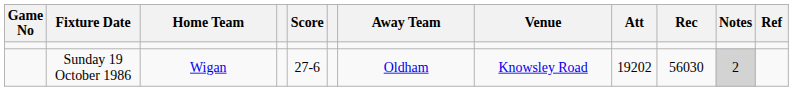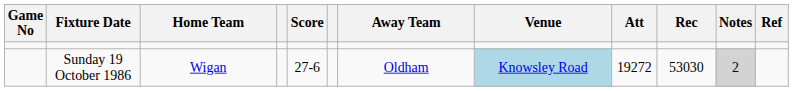(543, 67) no background -> (543, 67) lightblue background
(634, 67) 19202 -> (634, 67) 19272
(686, 67) 56030 -> (686, 67) 53030
